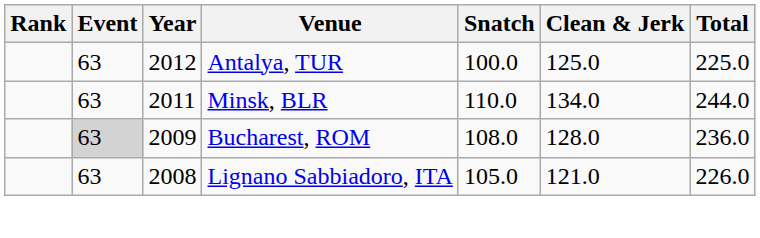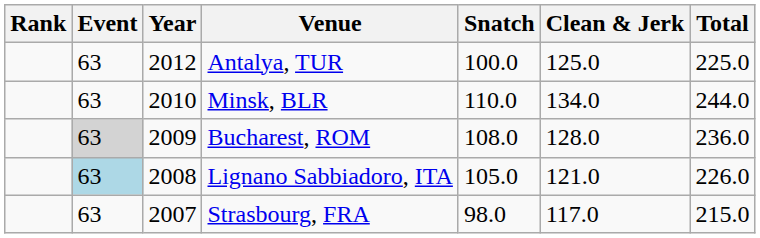(172, 99) 2011 -> (172, 99) 2010
(89, 175) no background -> (89, 175) lightblue background
+ row: (289, 213)
